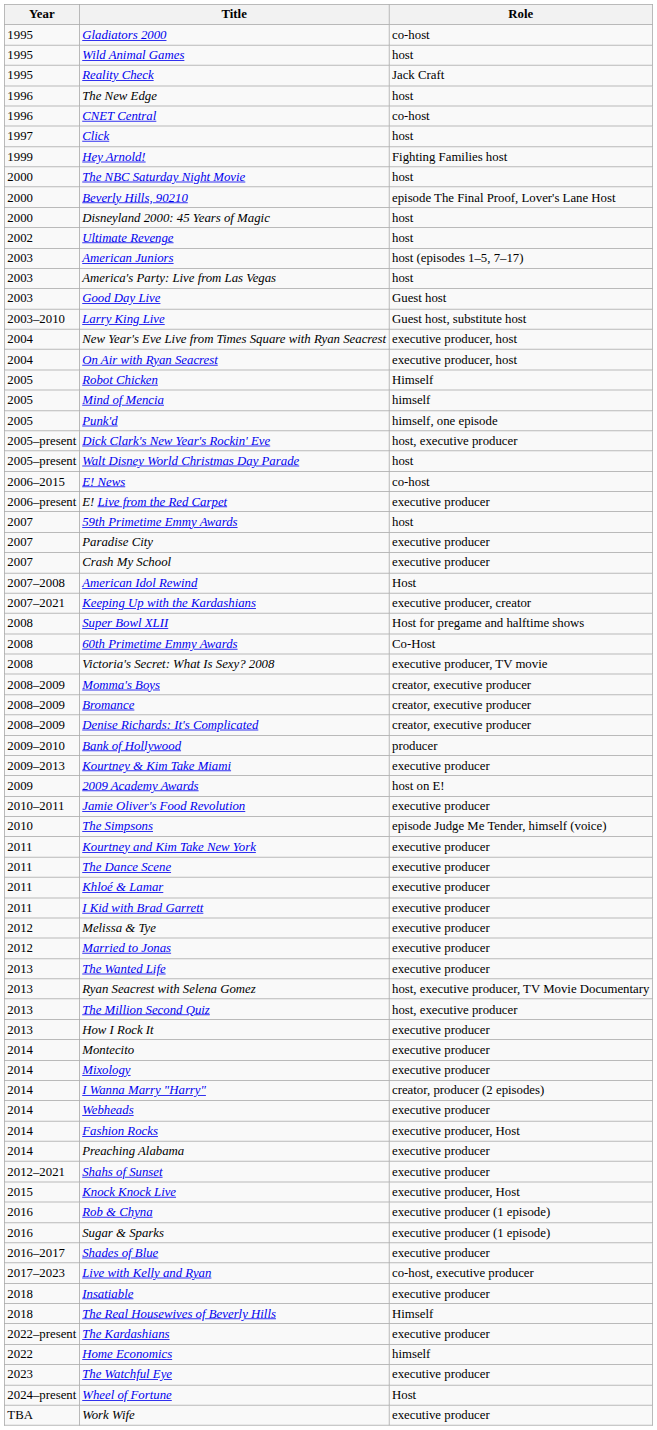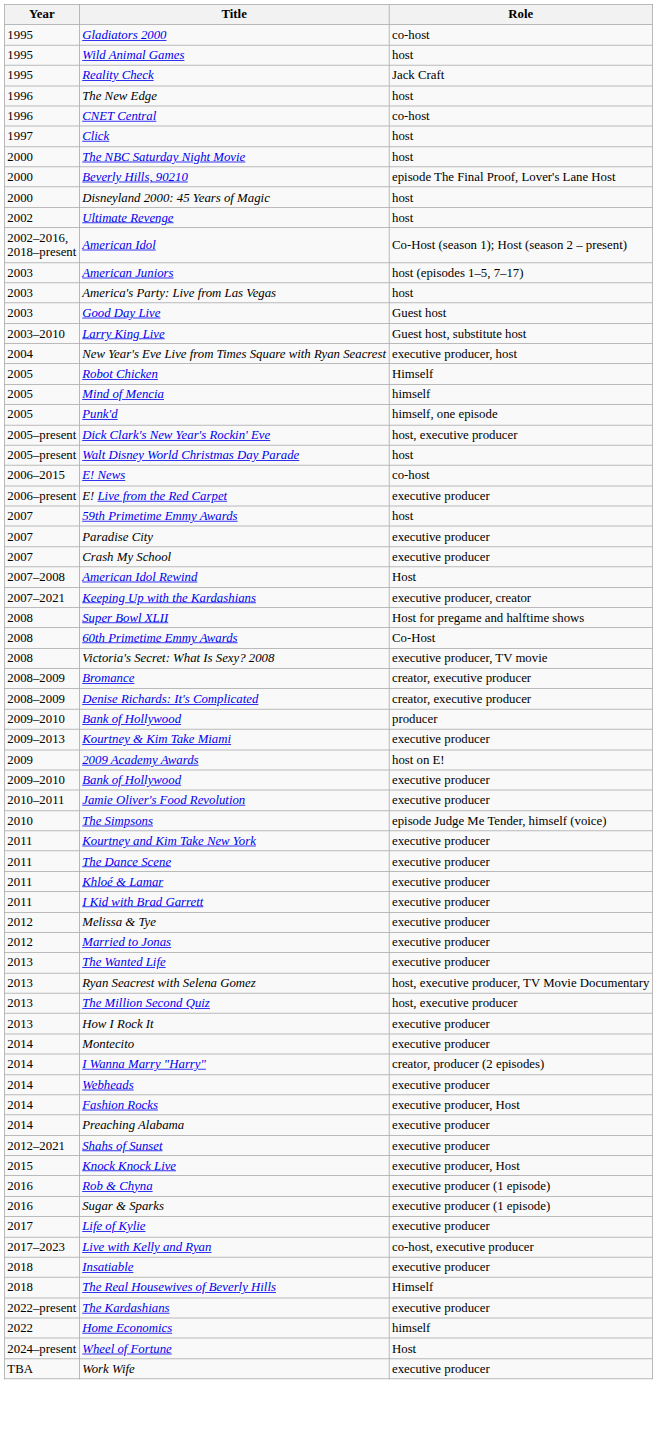- row: (114, 156)
+ row: (119, 245)
- row: (150, 359)
- row: (121, 684)
+ row: (132, 780)
- row: (106, 1070)
- row: (120, 1252)
+ row: (114, 1226)
- row: (127, 1374)
